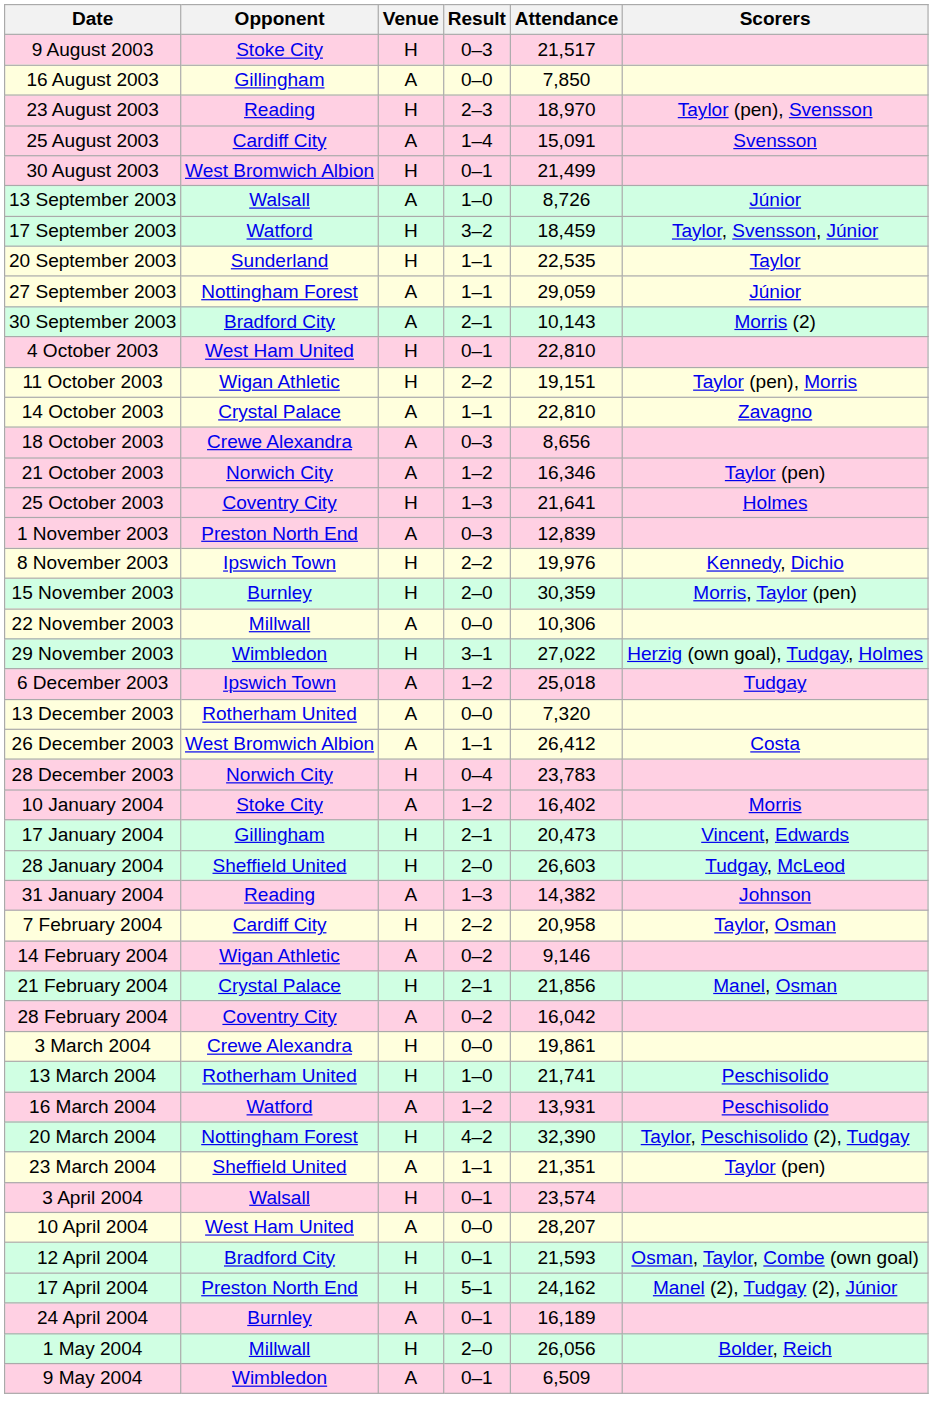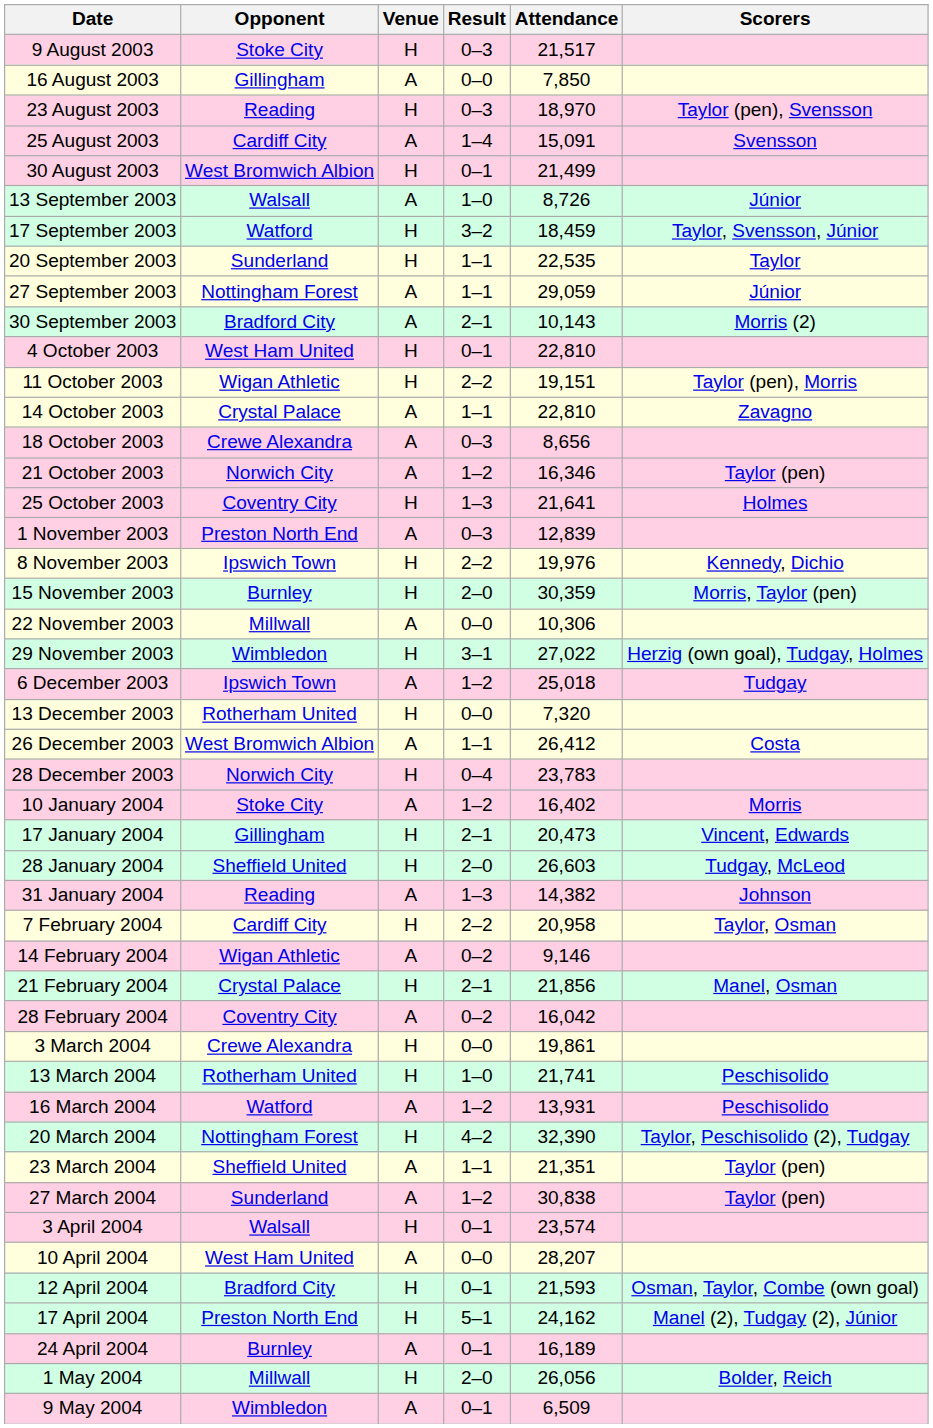(477, 110) 2–3 -> (477, 110) 0–3
(411, 714) A -> (411, 714) H
+ row: (93, 1197)
